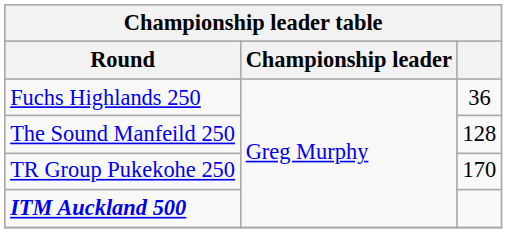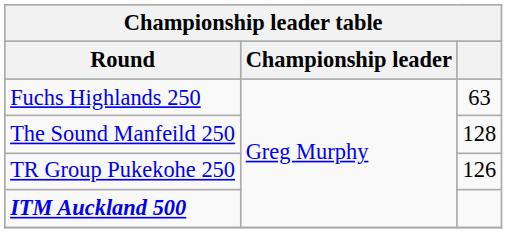(479, 96) 36 -> (479, 96) 63
(479, 170) 170 -> (479, 170) 126
